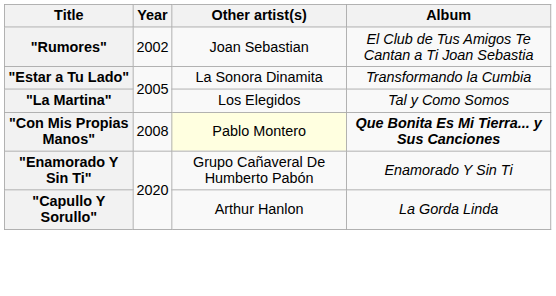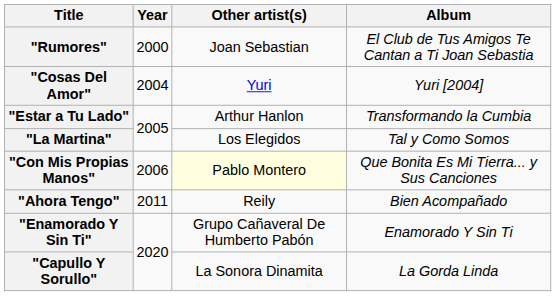(152, 46) 2002 -> (152, 46) 2000
+ row: (69, 85)
(259, 77) La Sonora Dinamita -> (259, 116) Arthur Hanlon
(152, 131) 2008 -> (152, 170) 2006
(449, 131) bold -> (449, 170) normal
+ row: (69, 201)
(259, 209) Arthur Hanlon -> (259, 271) La Sonora Dinamita
